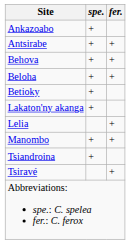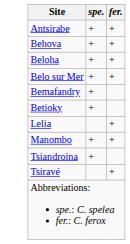- row: (31, 28)
+ row: (57, 76)
+ row: (55, 92)
- row: (46, 108)
